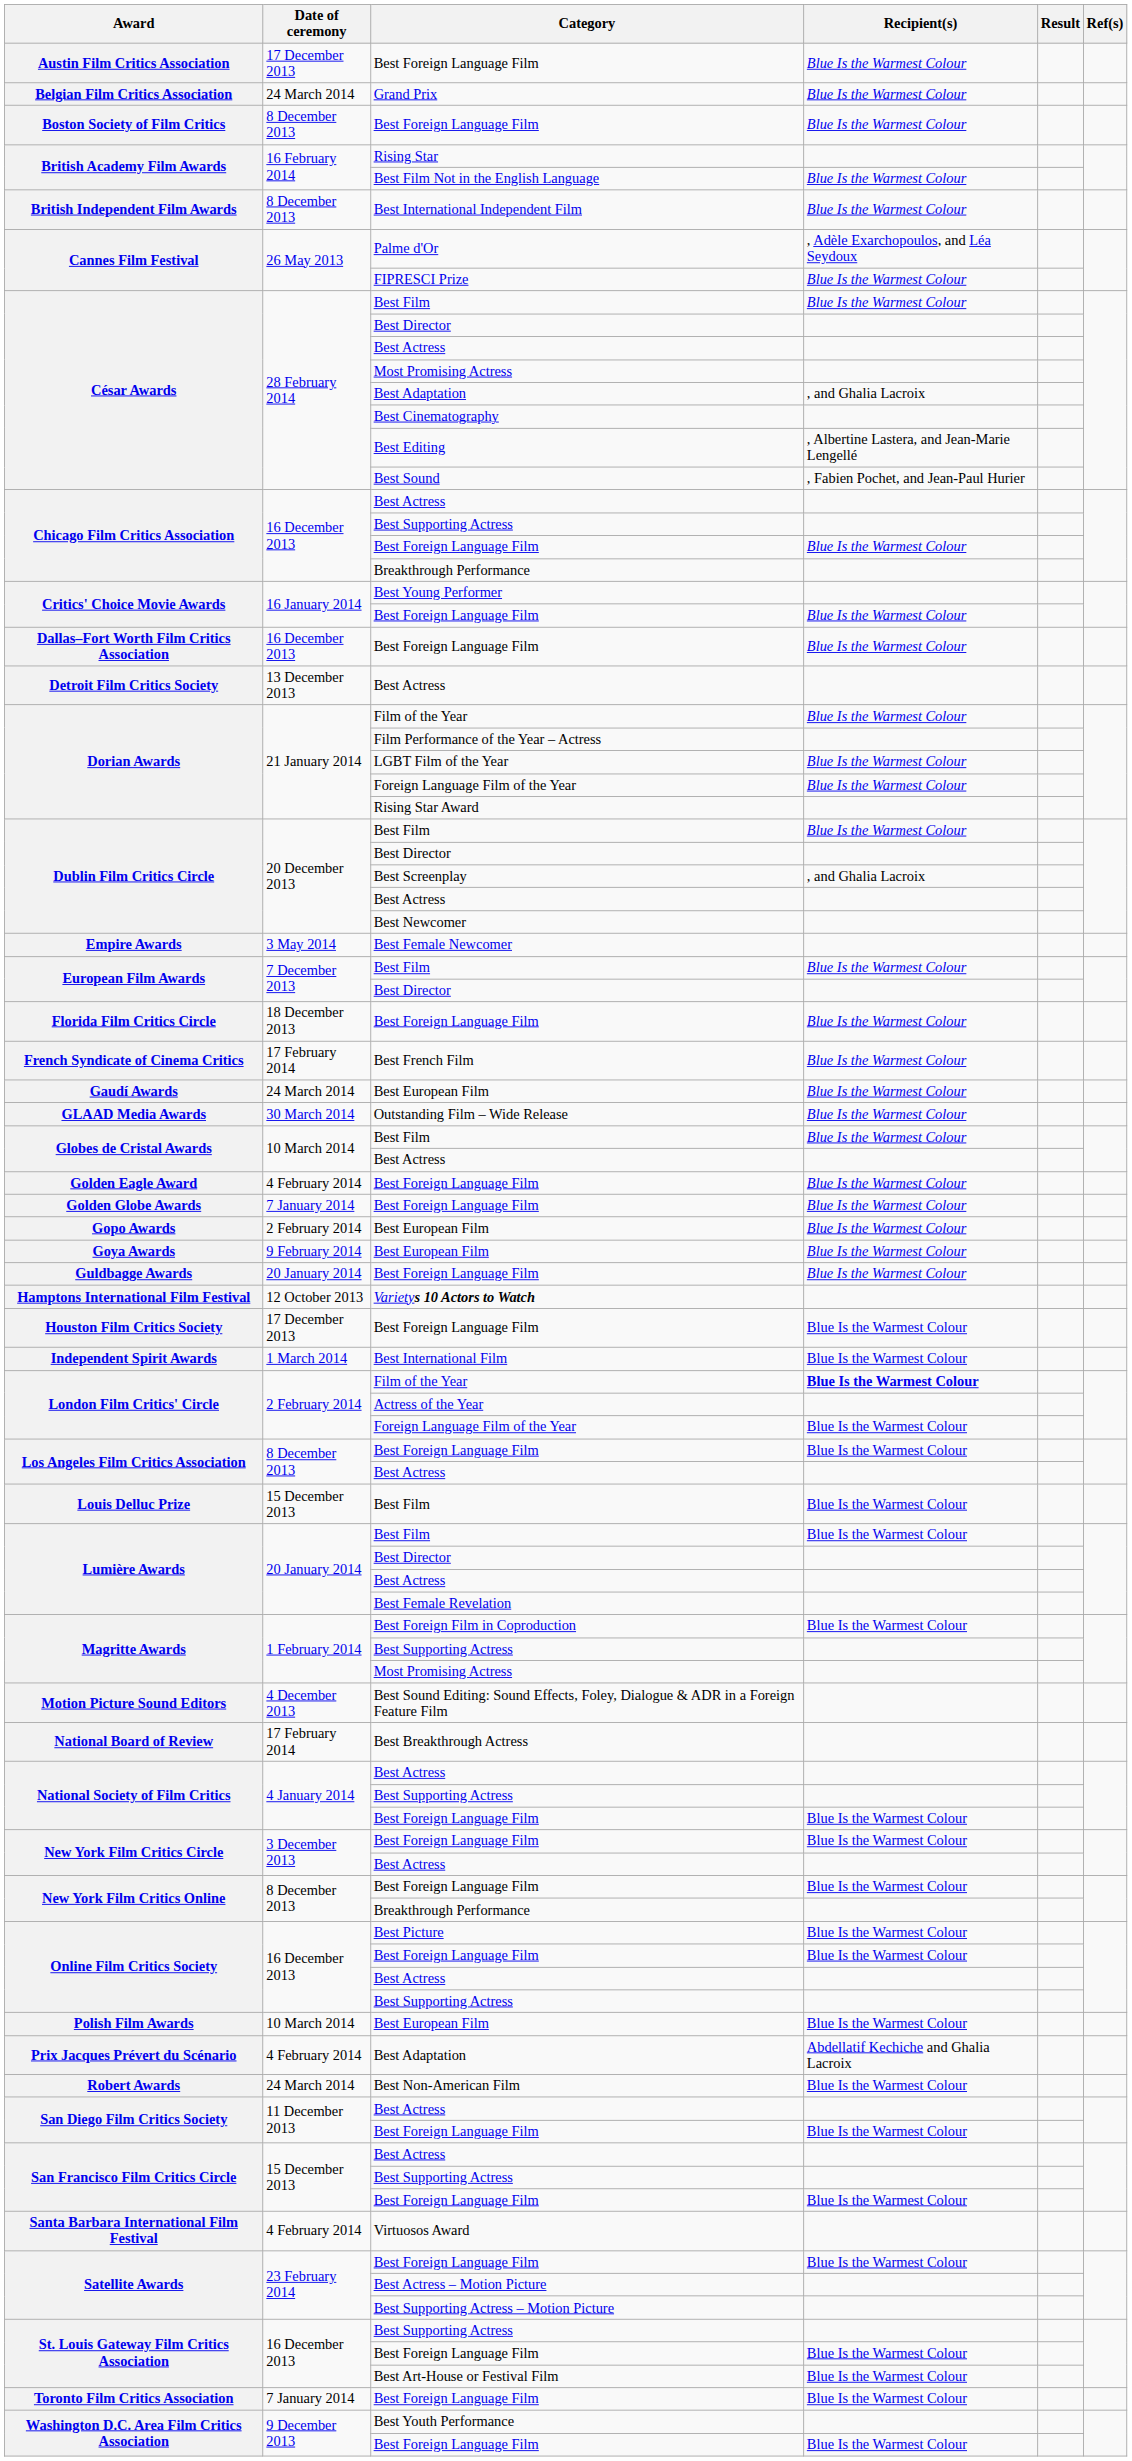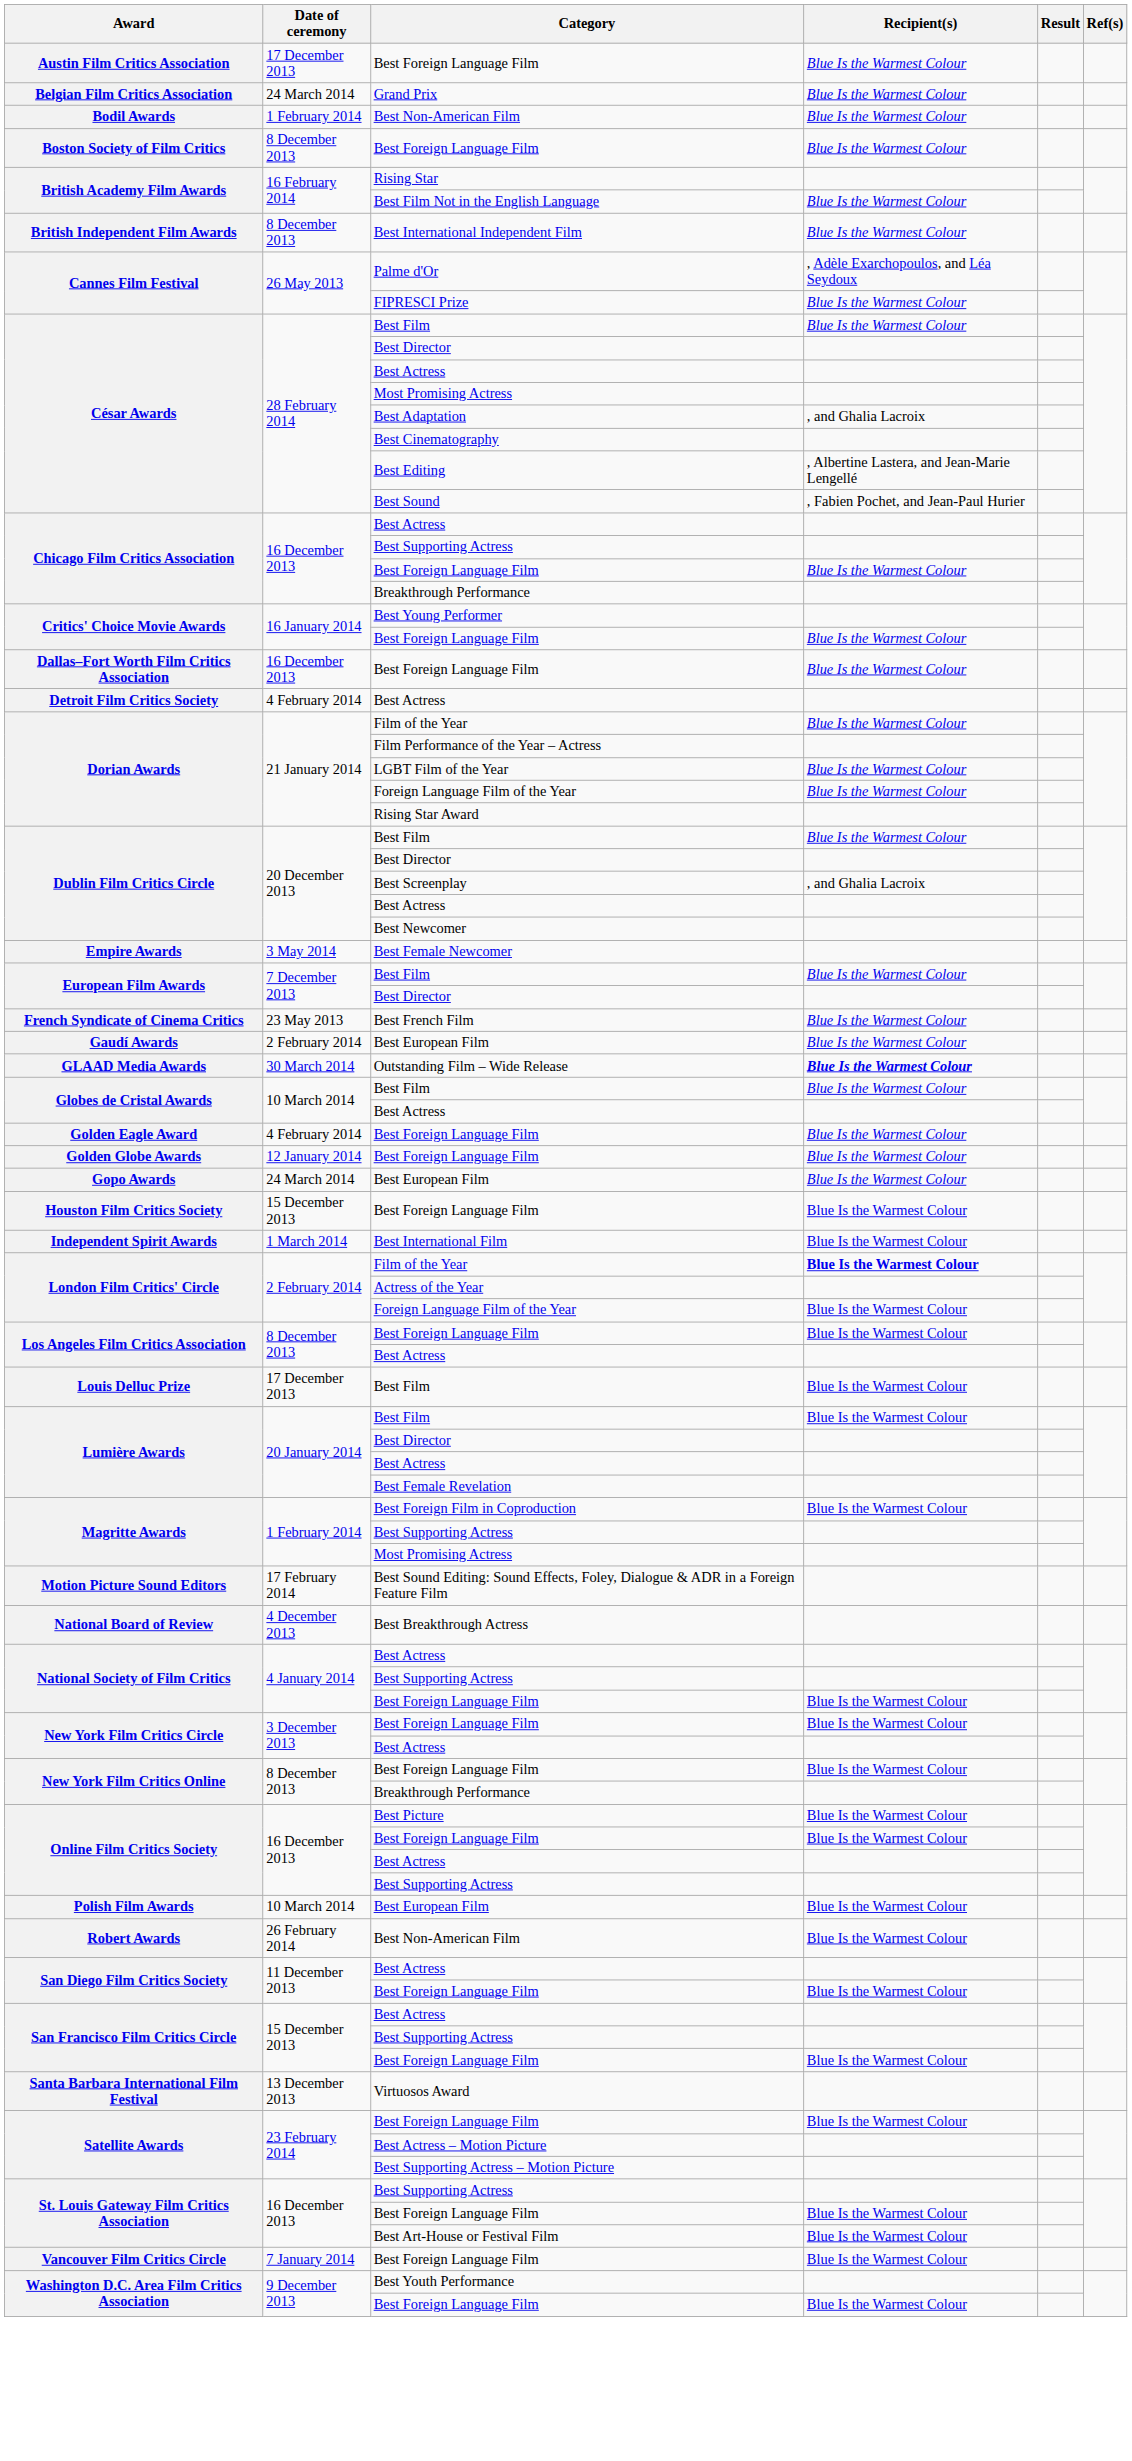+ row: (134, 116)
(305, 685) 13 December 2013 -> (314, 700) 4 February 2014
- row: (134, 1021)
(301, 1060) 17 February 2014 -> (305, 1019) 23 May 2013
(310, 1091) 24 March 2014 -> (314, 1042) 2 February 2014
(887, 1114) normal -> (889, 1065) bold
(310, 1205) 7 January 2014 -> (314, 1157) 12 January 2014
(314, 1228) 2 February 2014 -> (310, 1179) 24 March 2014
- row: (134, 1251)
- row: (134, 1274)
- row: (134, 1296)
(305, 1327) 17 December 2013 -> (305, 1210) 15 December 2013
(305, 1503) 15 December 2013 -> (305, 1386) 17 December 2013
(301, 1702) 4 December 2013 -> (301, 1585) 17 February 2014
(301, 1741) 17 February 2014 -> (301, 1624) 4 December 2013
- row: (134, 2054)
(310, 2085) 24 March 2014 -> (301, 1937) 26 February 2014
(314, 2231) 4 February 2014 -> (305, 2091) 13 December 2013
- row: (134, 2399)
+ row: (134, 2259)
